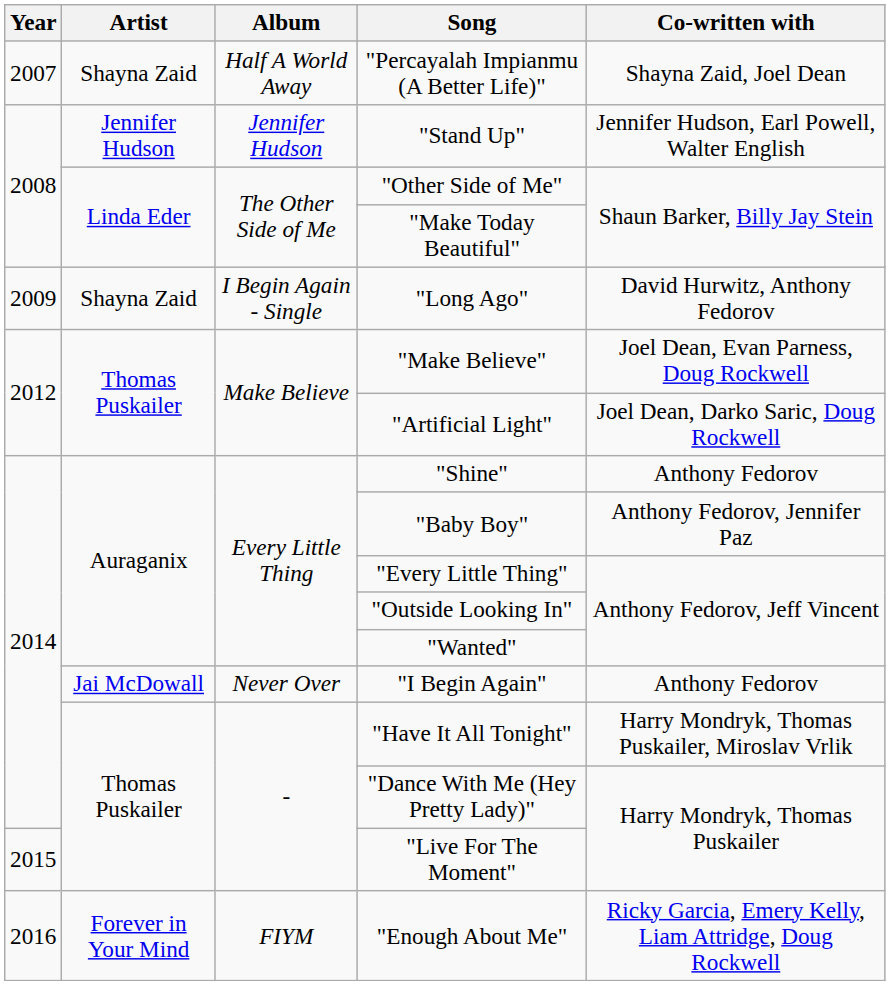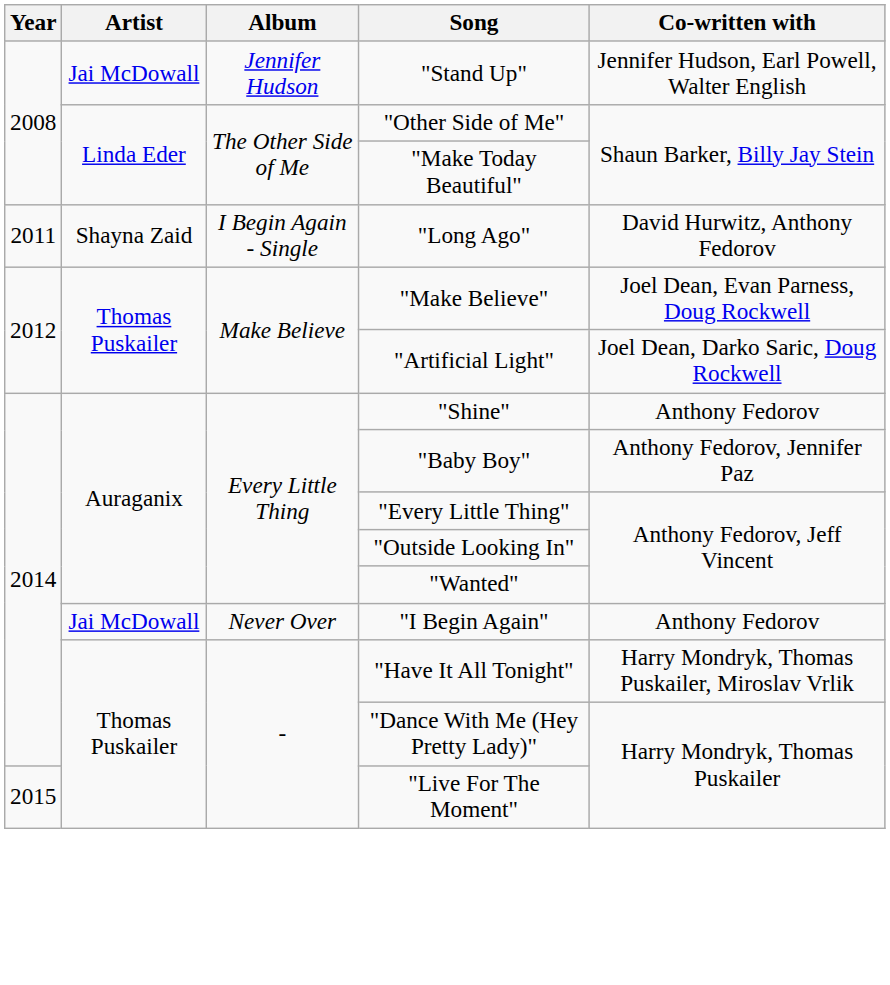- row: (472, 72)
(139, 135) Jennifer Hudson -> (134, 72) Jai McDowall
(33, 298) 2009 -> (33, 235) 2011
- row: (472, 935)
